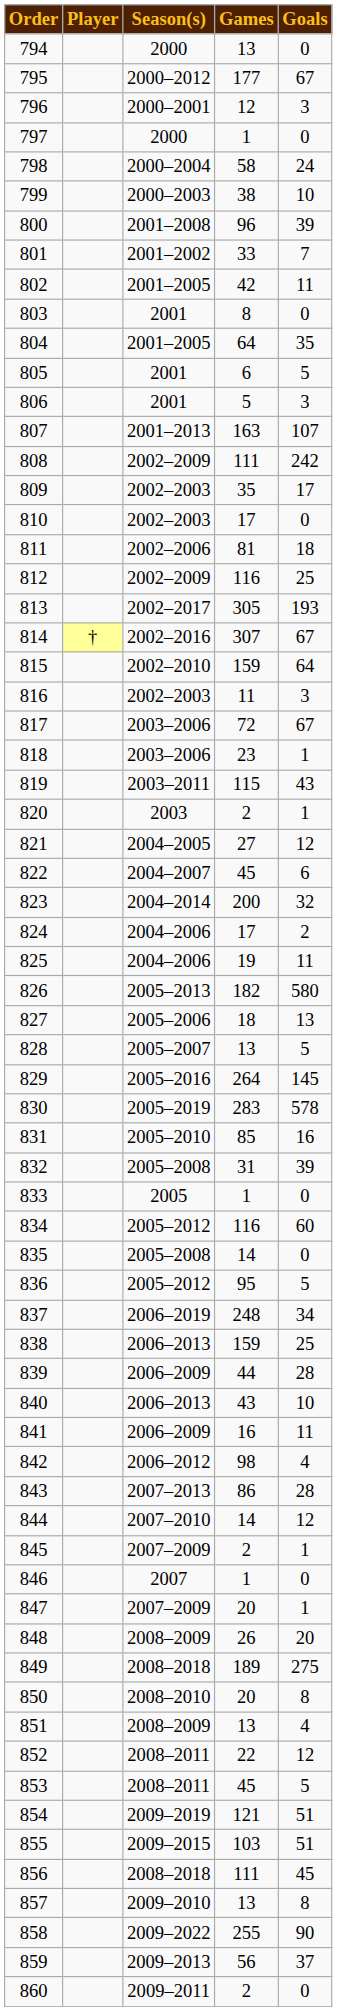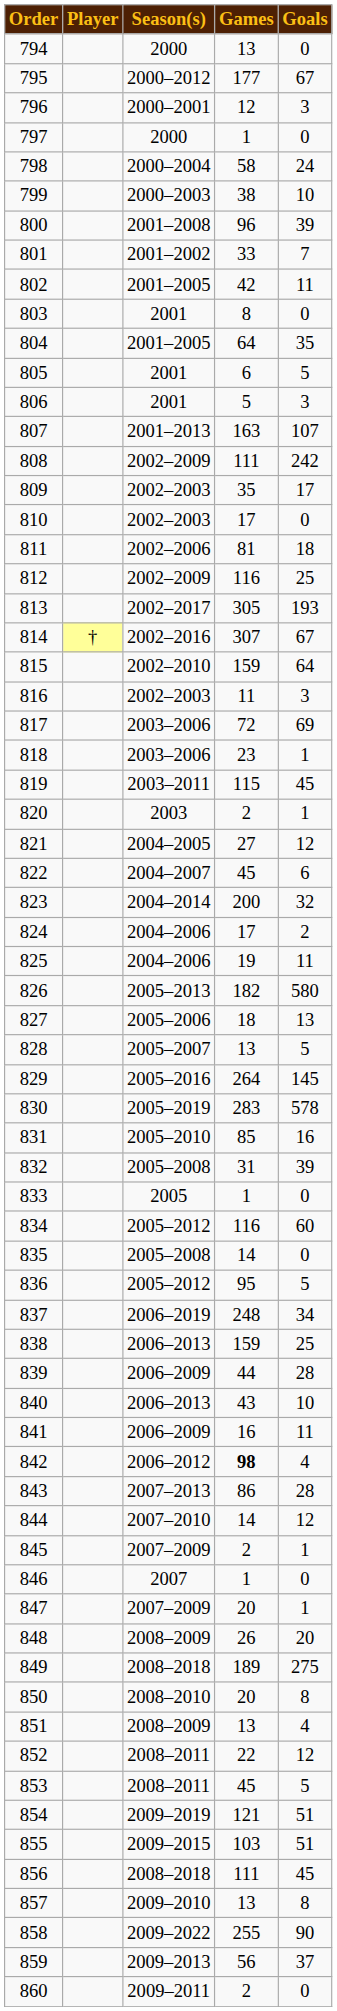(305, 725) 67 -> (305, 725) 69
(305, 784) 43 -> (305, 784) 45
(246, 1461) normal -> (246, 1461) bold
